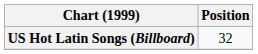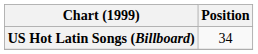(225, 37) 32 -> (225, 37) 34
